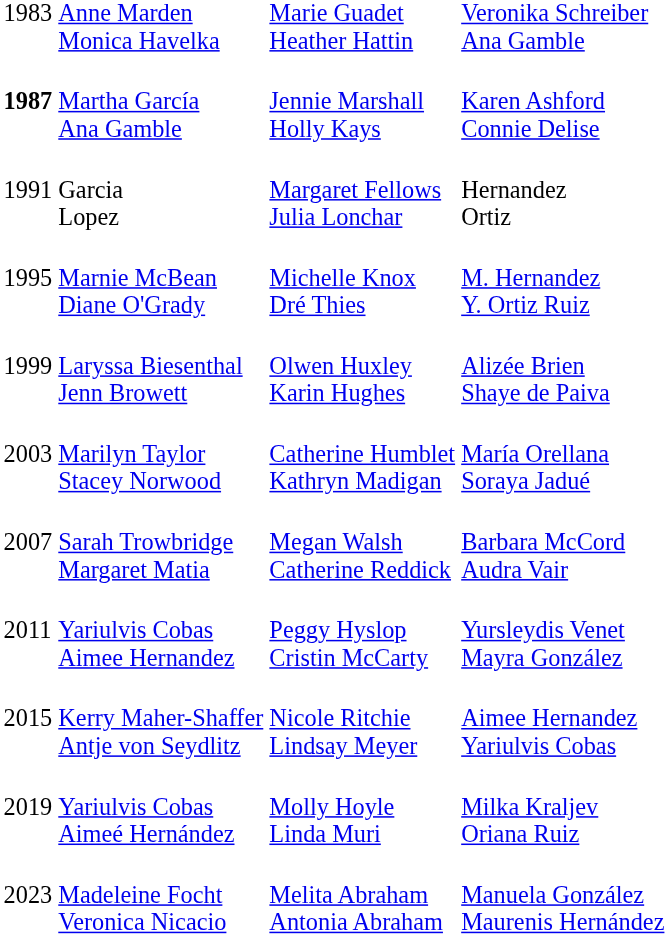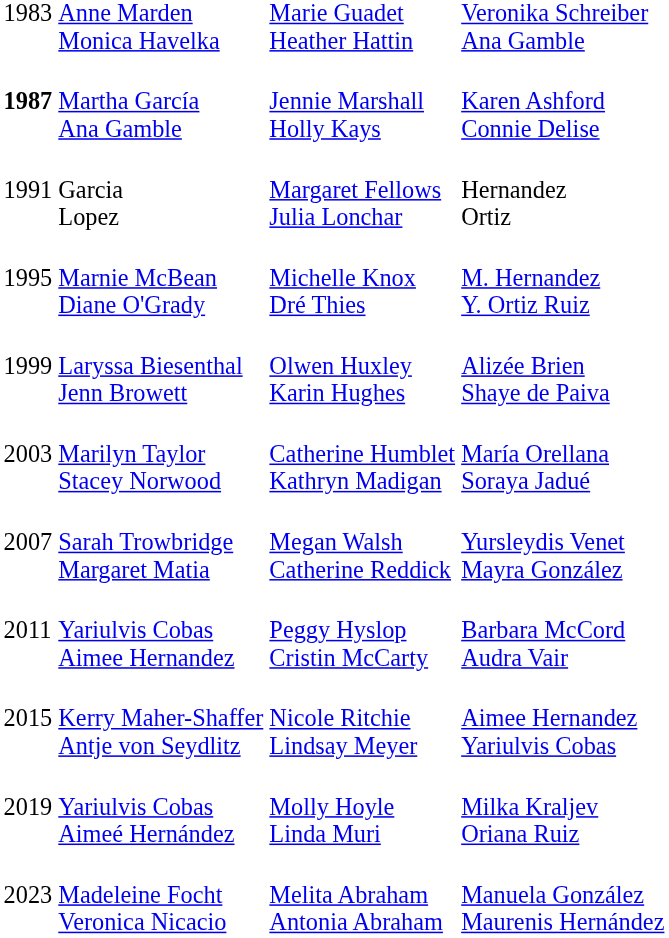(543, 555) Barbara McCord Audra Vair -> (543, 555) Yursleydis Venet Mayra González
(543, 644) Yursleydis Venet Mayra González -> (543, 644) Barbara McCord Audra Vair
